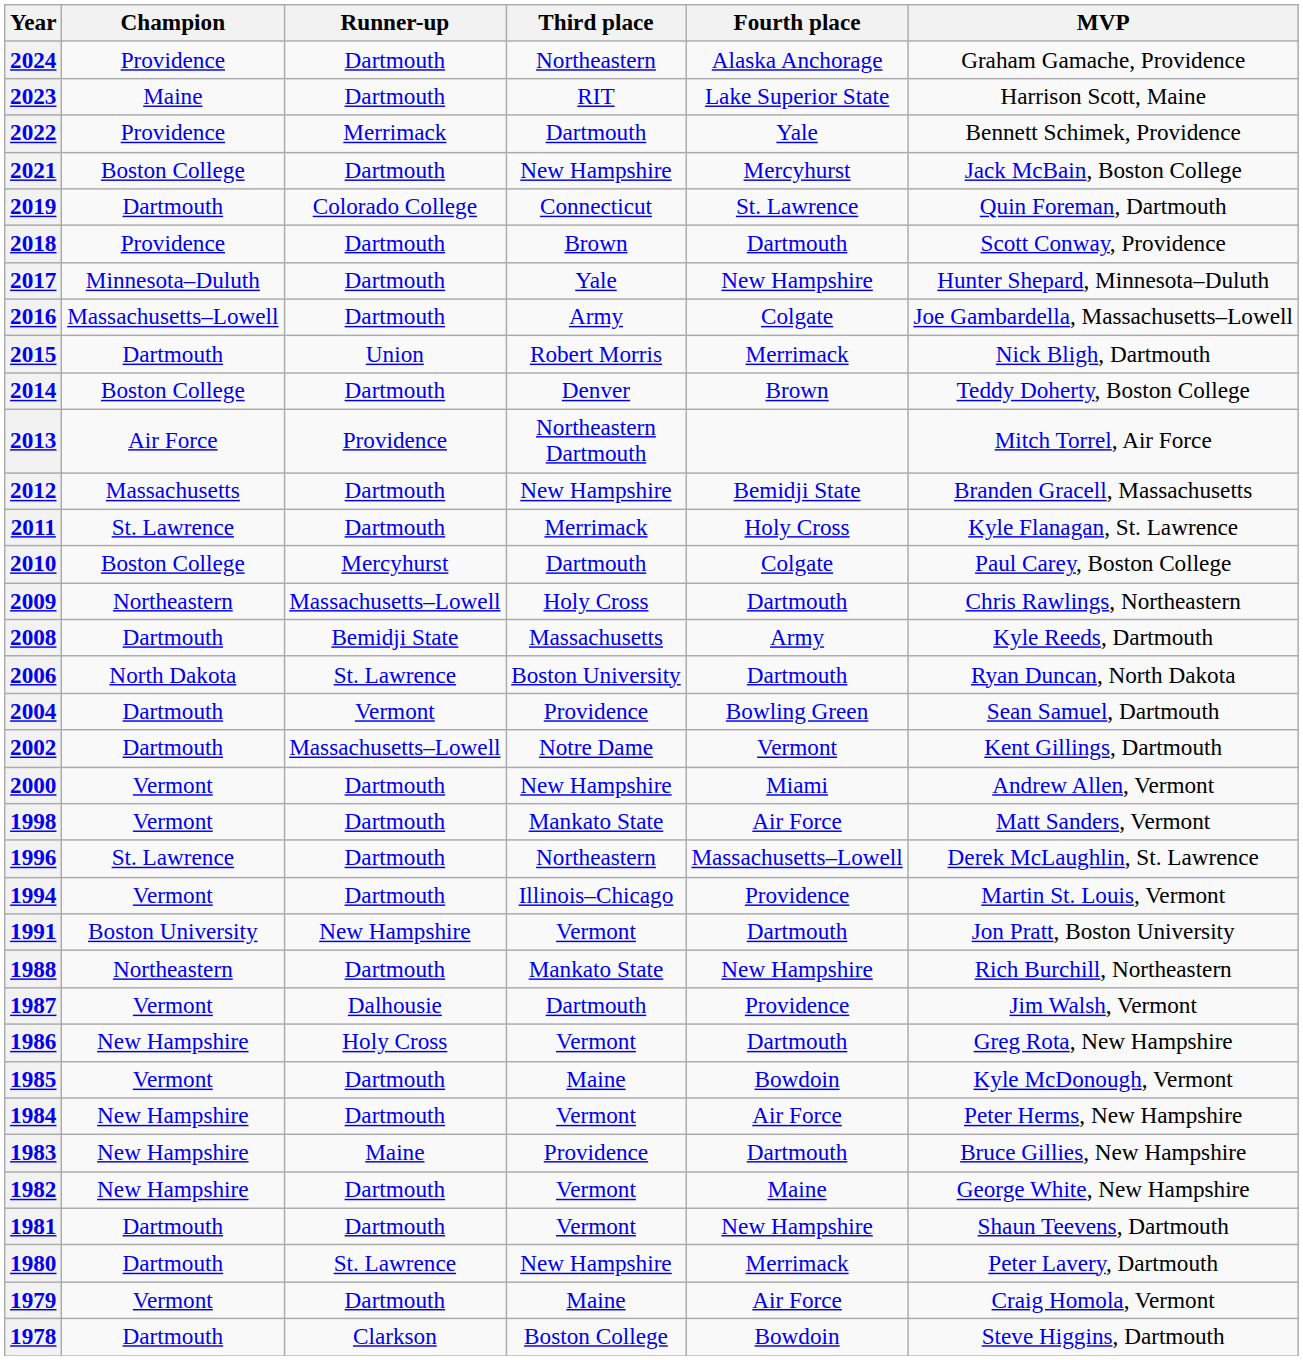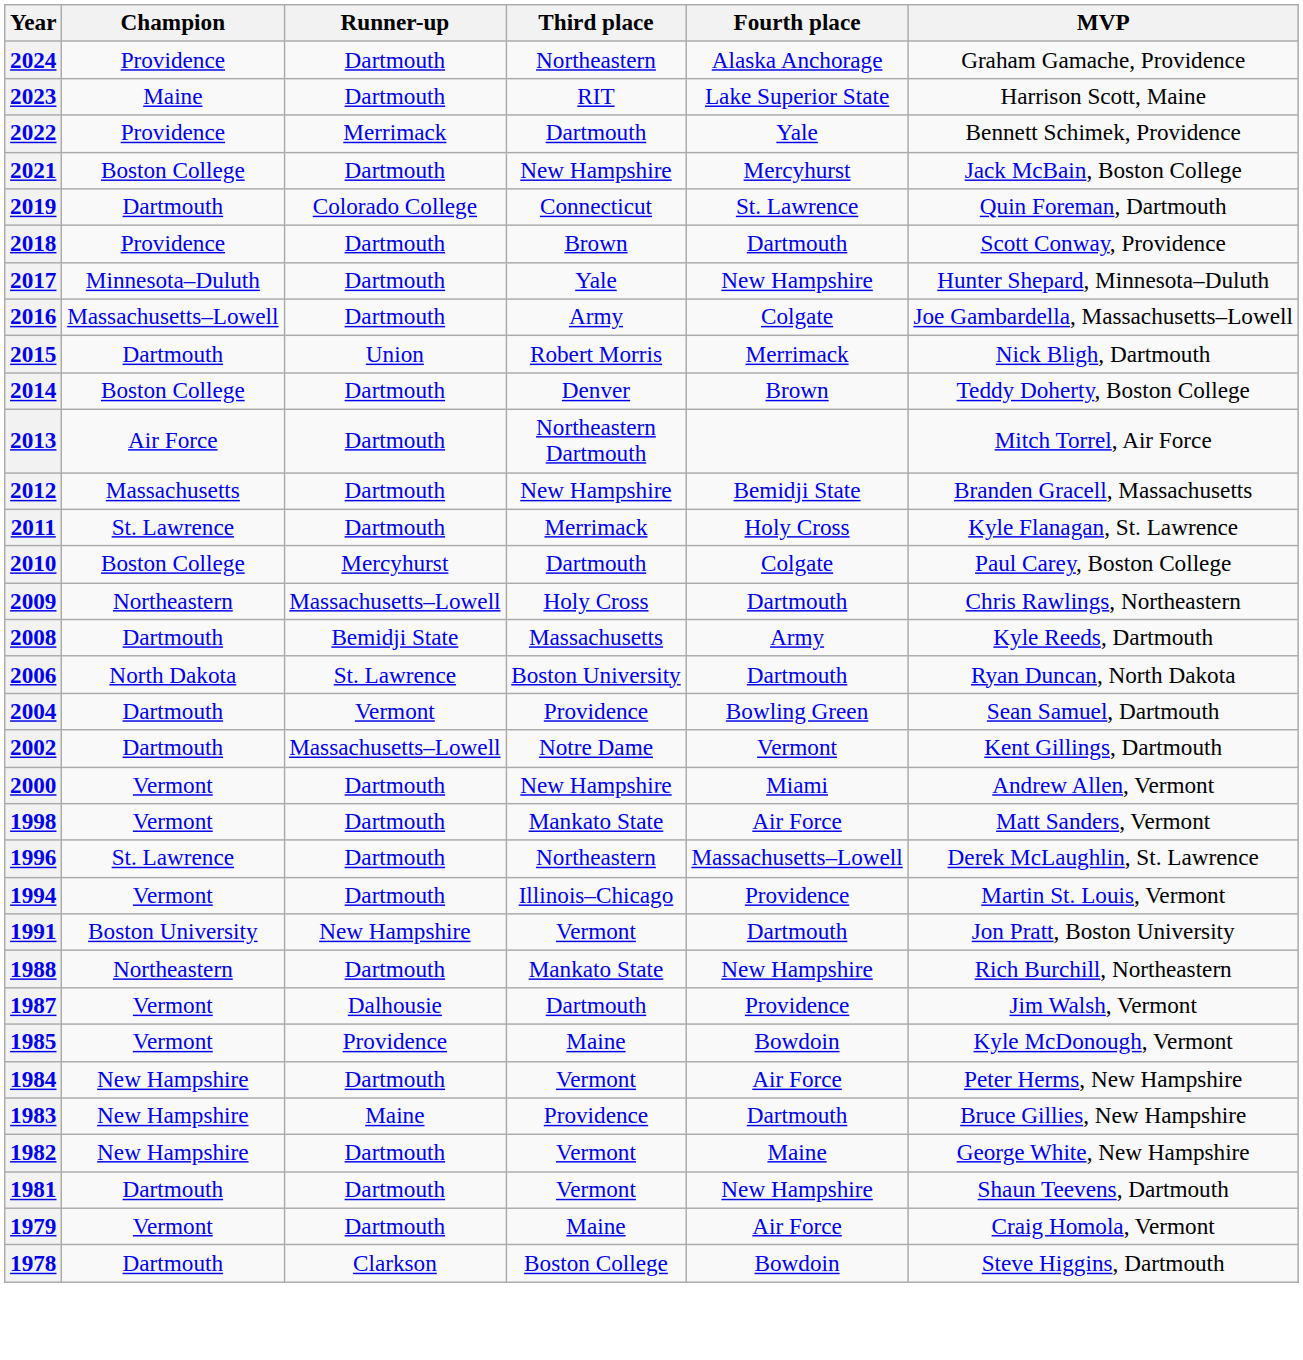(395, 440) Providence -> (395, 440) Dartmouth
- row: (33, 1042)
(395, 1079) Dartmouth -> (395, 1042) Providence
- row: (33, 1263)
